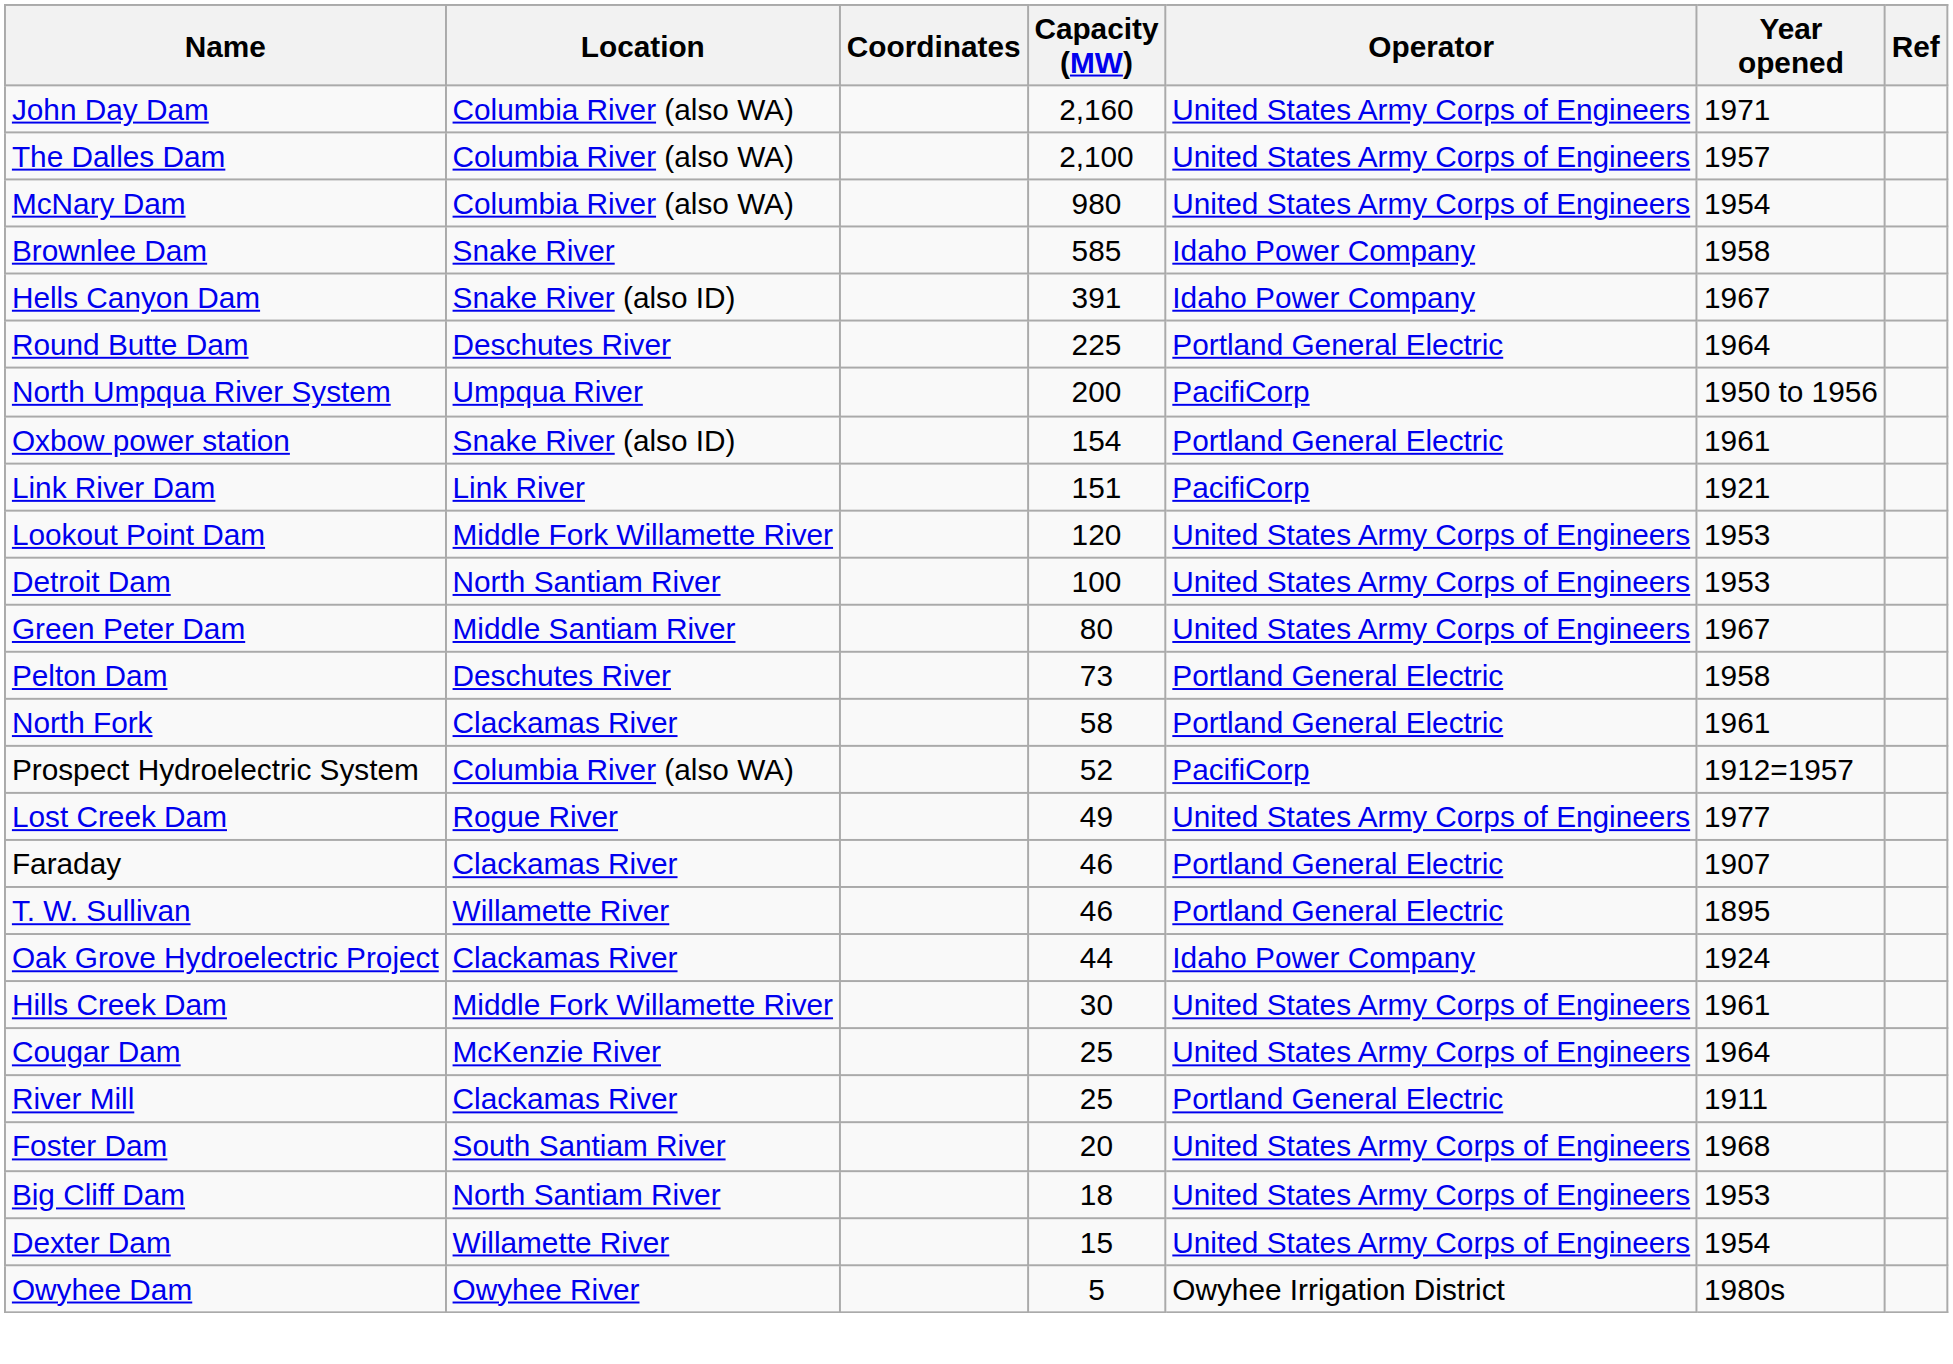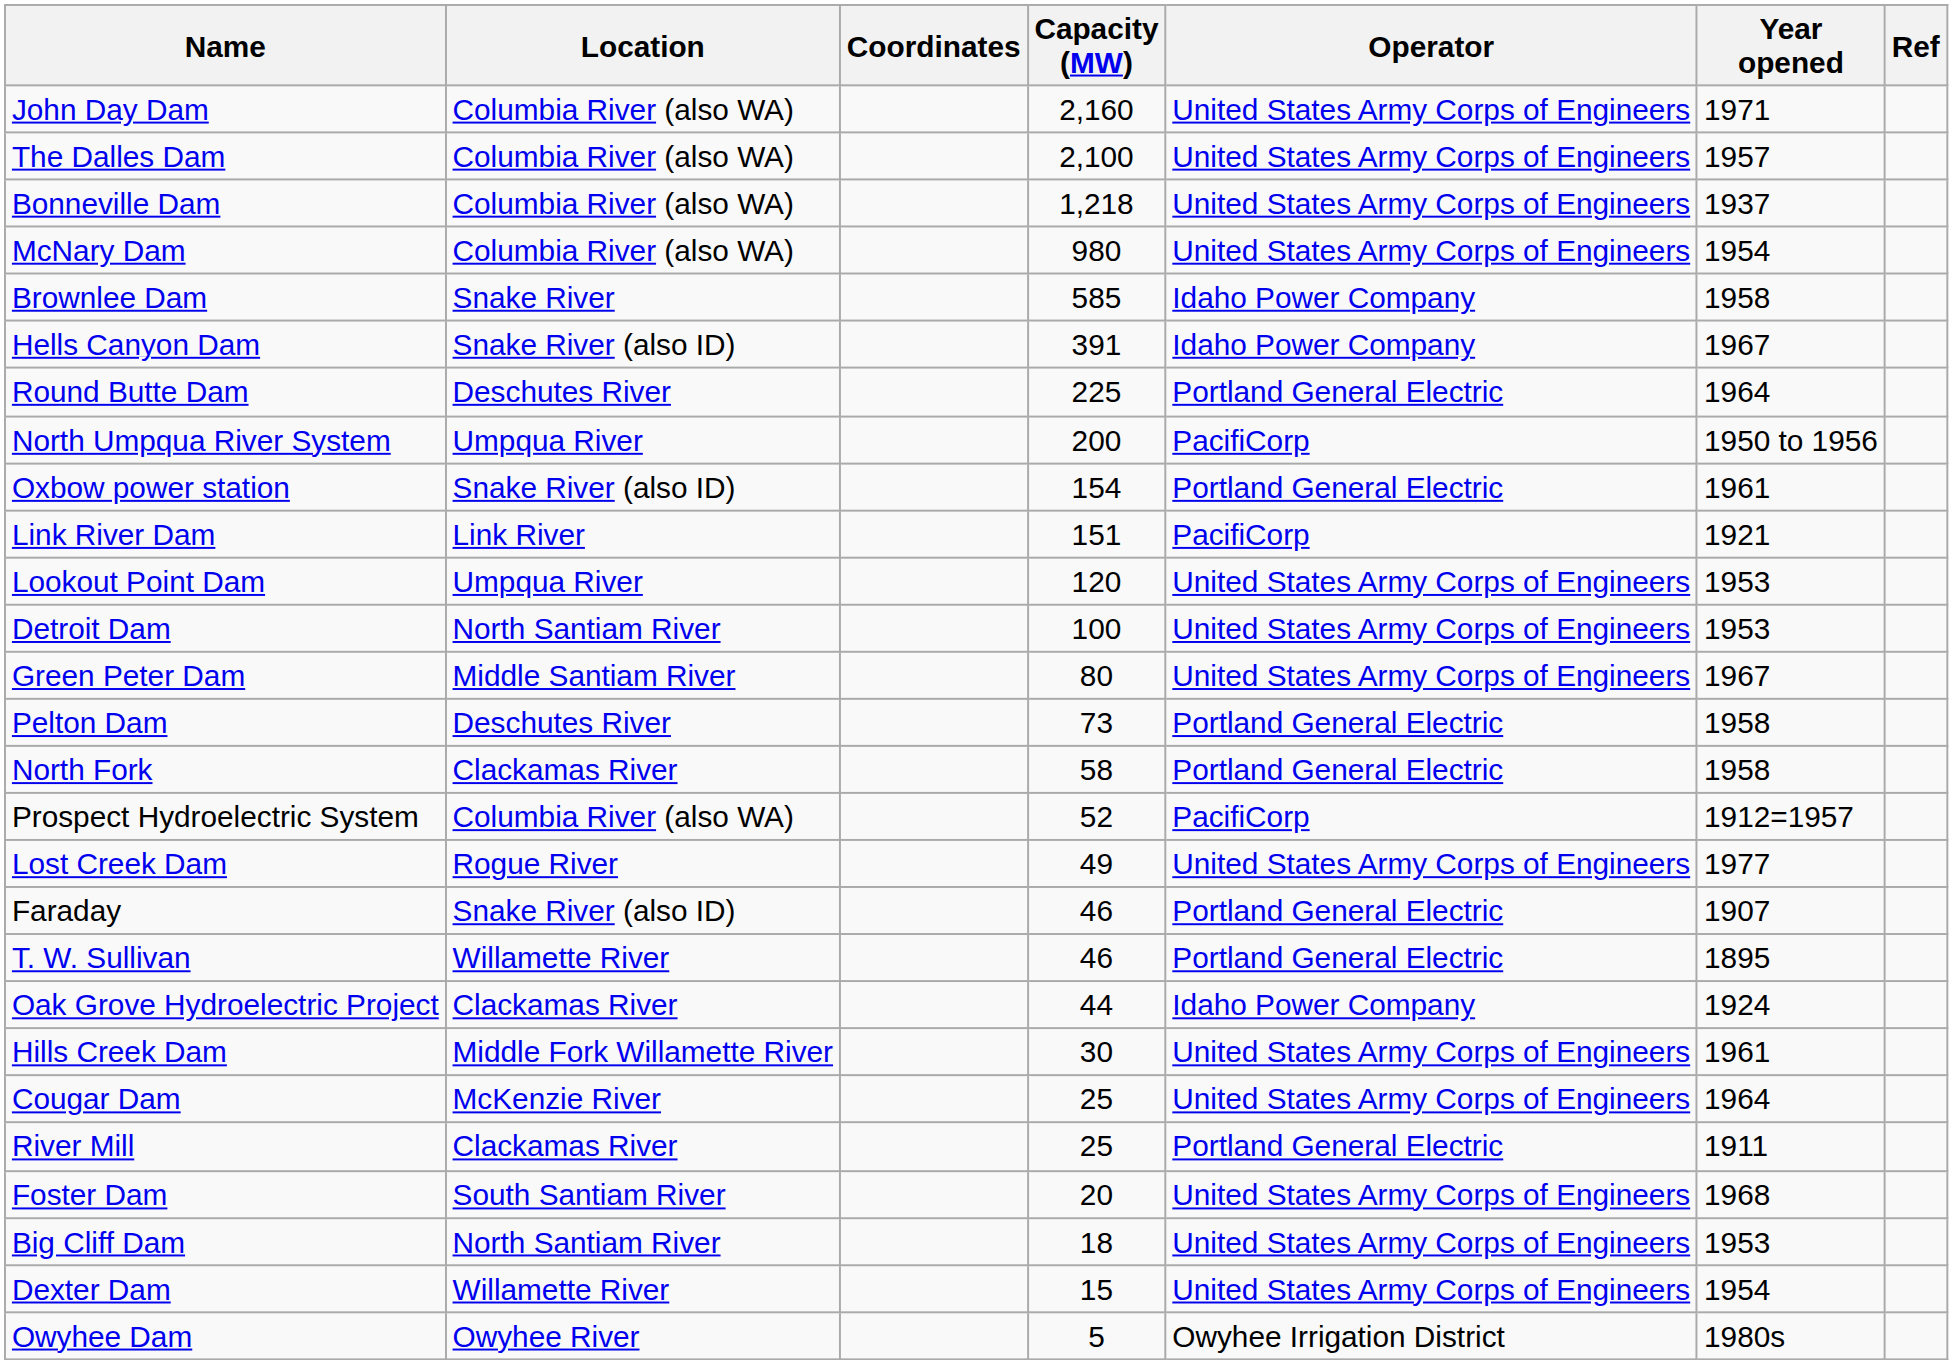+ row: (116, 204)
(643, 534) Middle Fork Willamette River -> (548, 581) Umpqua River
(1737, 722) 1961 -> (1737, 770) 1958
(565, 864) Clackamas River -> (594, 911) Snake River (also ID)
